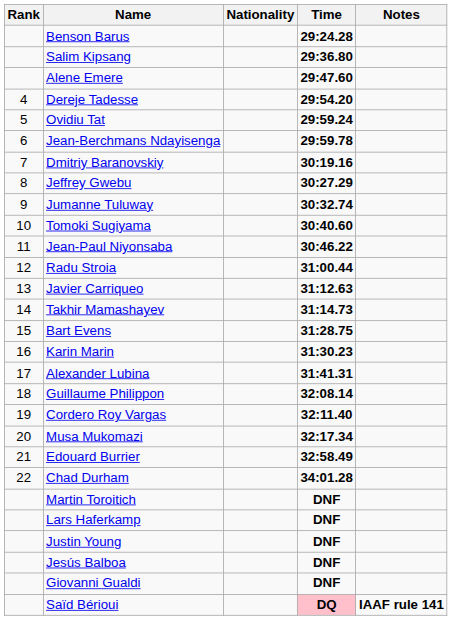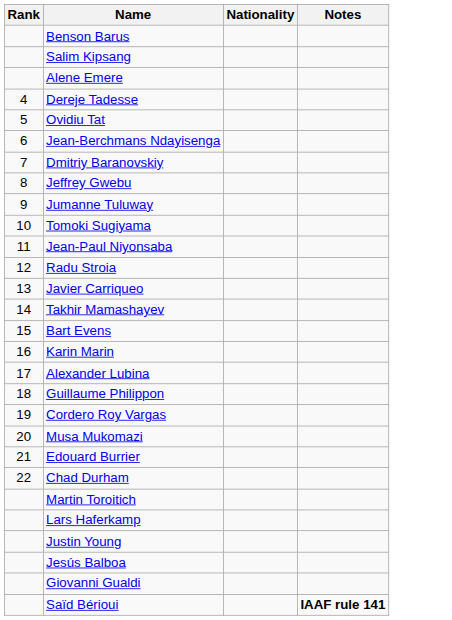- column: (327, 15)
